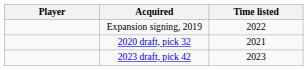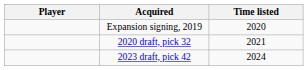(256, 27) 2022 -> (256, 27) 2020
(256, 57) 2023 -> (256, 57) 2024
